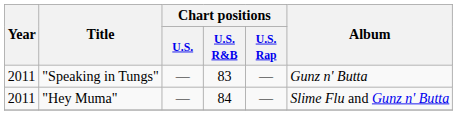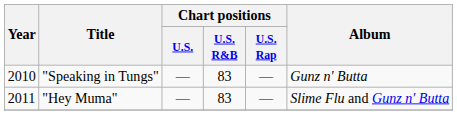(22, 76) 2011 -> (22, 76) 2010
(224, 98) 84 -> (224, 98) 83
